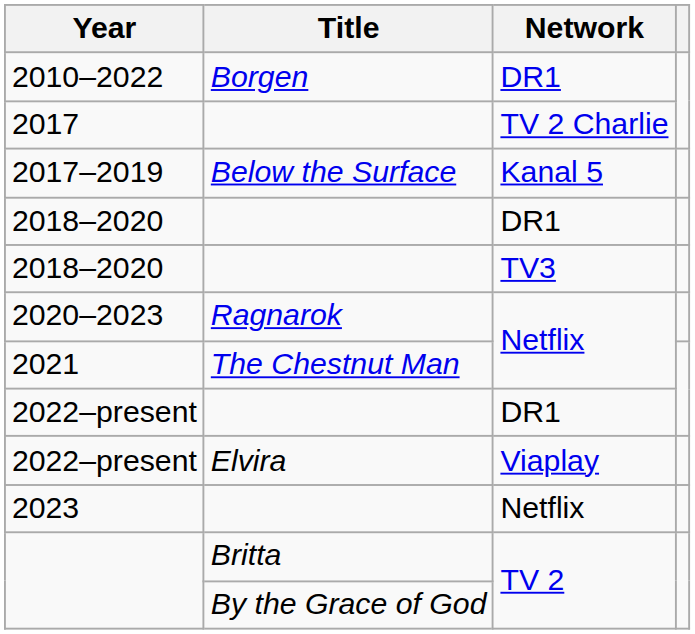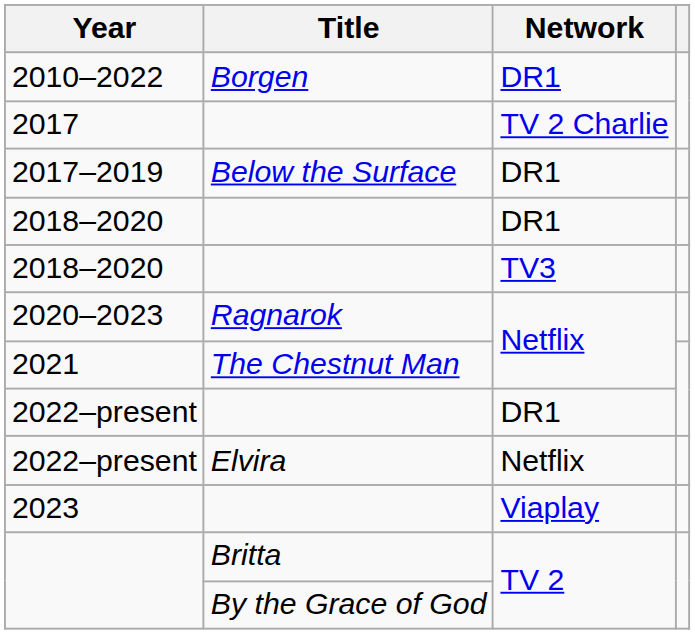(552, 172) Kanal 5 -> (531, 172) DR1
(550, 460) Viaplay -> (542, 460) Netflix
(542, 508) Netflix -> (550, 508) Viaplay
